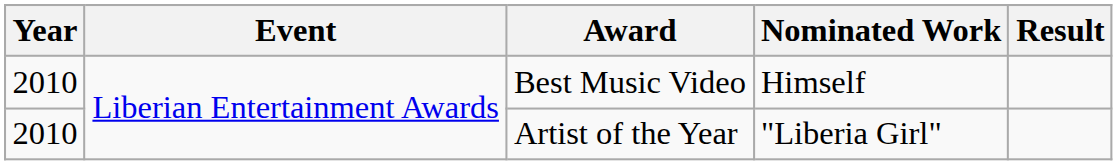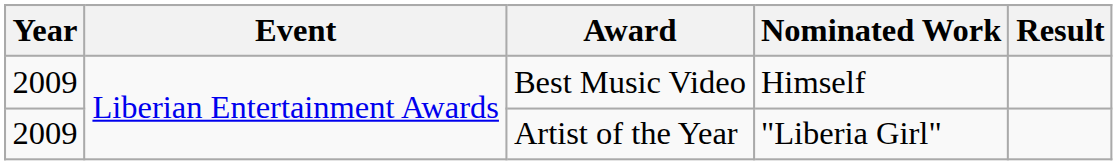(45, 81) 2010 -> (45, 81) 2009
(45, 133) 2010 -> (45, 133) 2009
